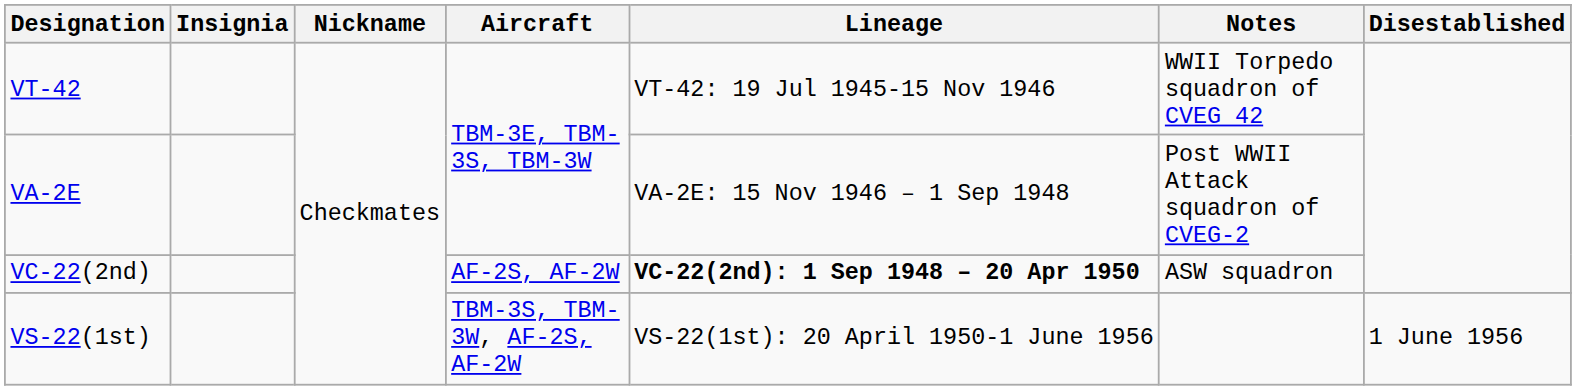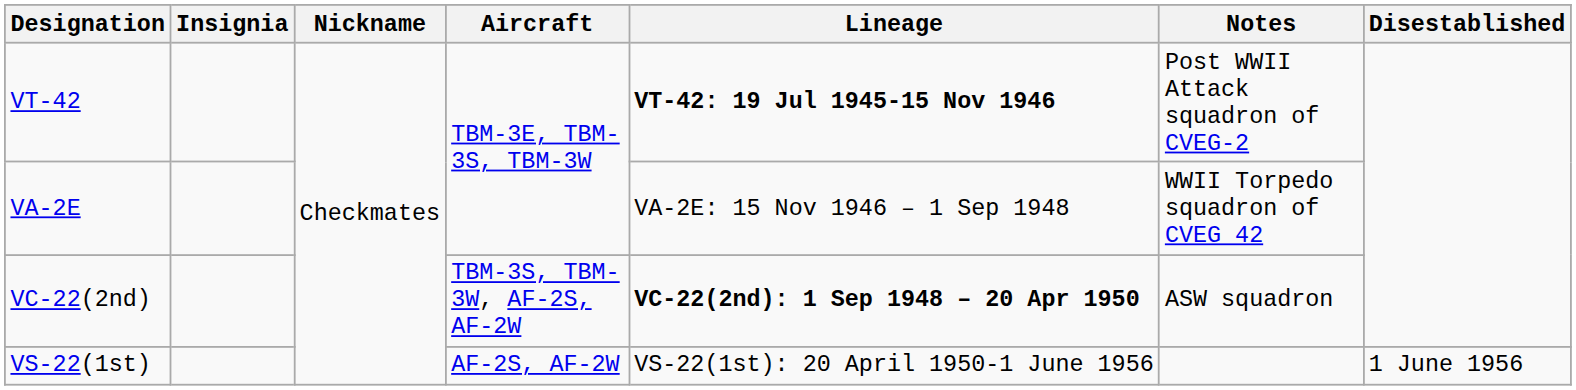(845, 89) normal -> (845, 103) bold
(1249, 89) WWII Torpedo squadron of CVEG 42 -> (1242, 103) Post WWII Attack squadron of CVEG-2
(1242, 195) Post WWII Attack squadron of CVEG-2 -> (1249, 208) WWII Torpedo squadron of CVEG 42
(535, 273) AF-2S, AF-2W -> (535, 300) TBM-3S, TBM-3W, AF-2S, AF-2W
(535, 339) TBM-3S, TBM-3W, AF-2S, AF-2W -> (535, 366) AF-2S, AF-2W
